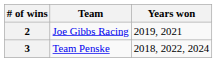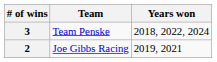rows swapped: (27, 49) <-> (27, 31)
